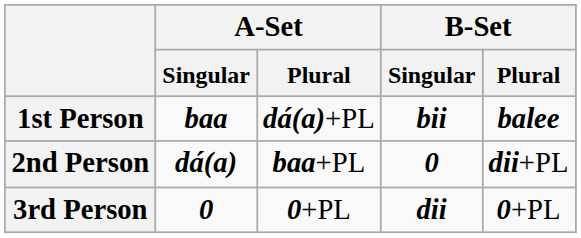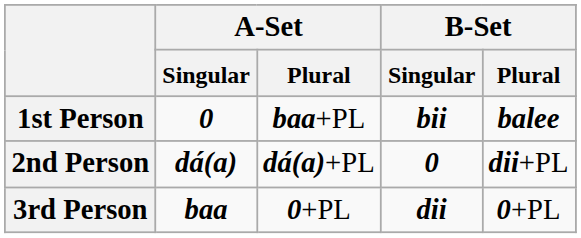(206, 118) baa -> (206, 118) 0
(319, 118) dá(a)+PL -> (319, 118) baa+PL
(319, 163) baa+PL -> (319, 163) dá(a)+PL
(206, 208) 0 -> (206, 208) baa
